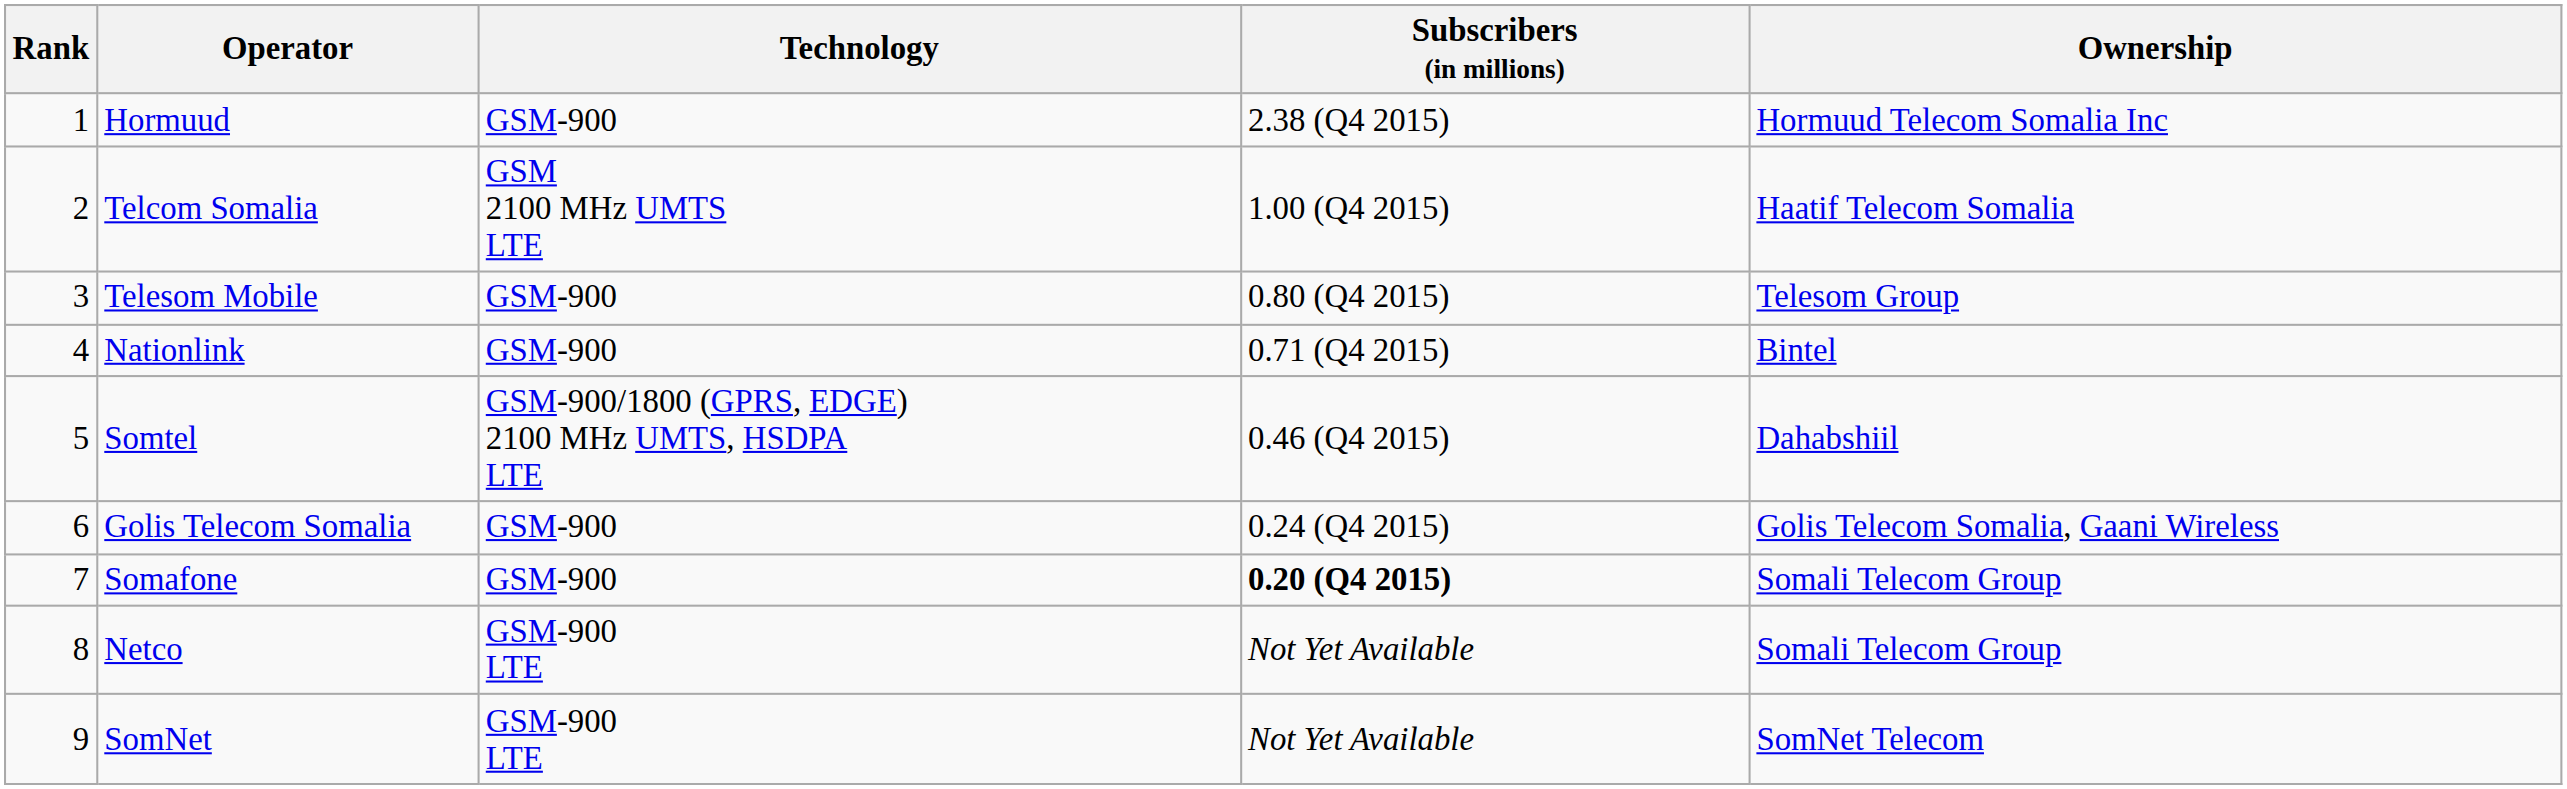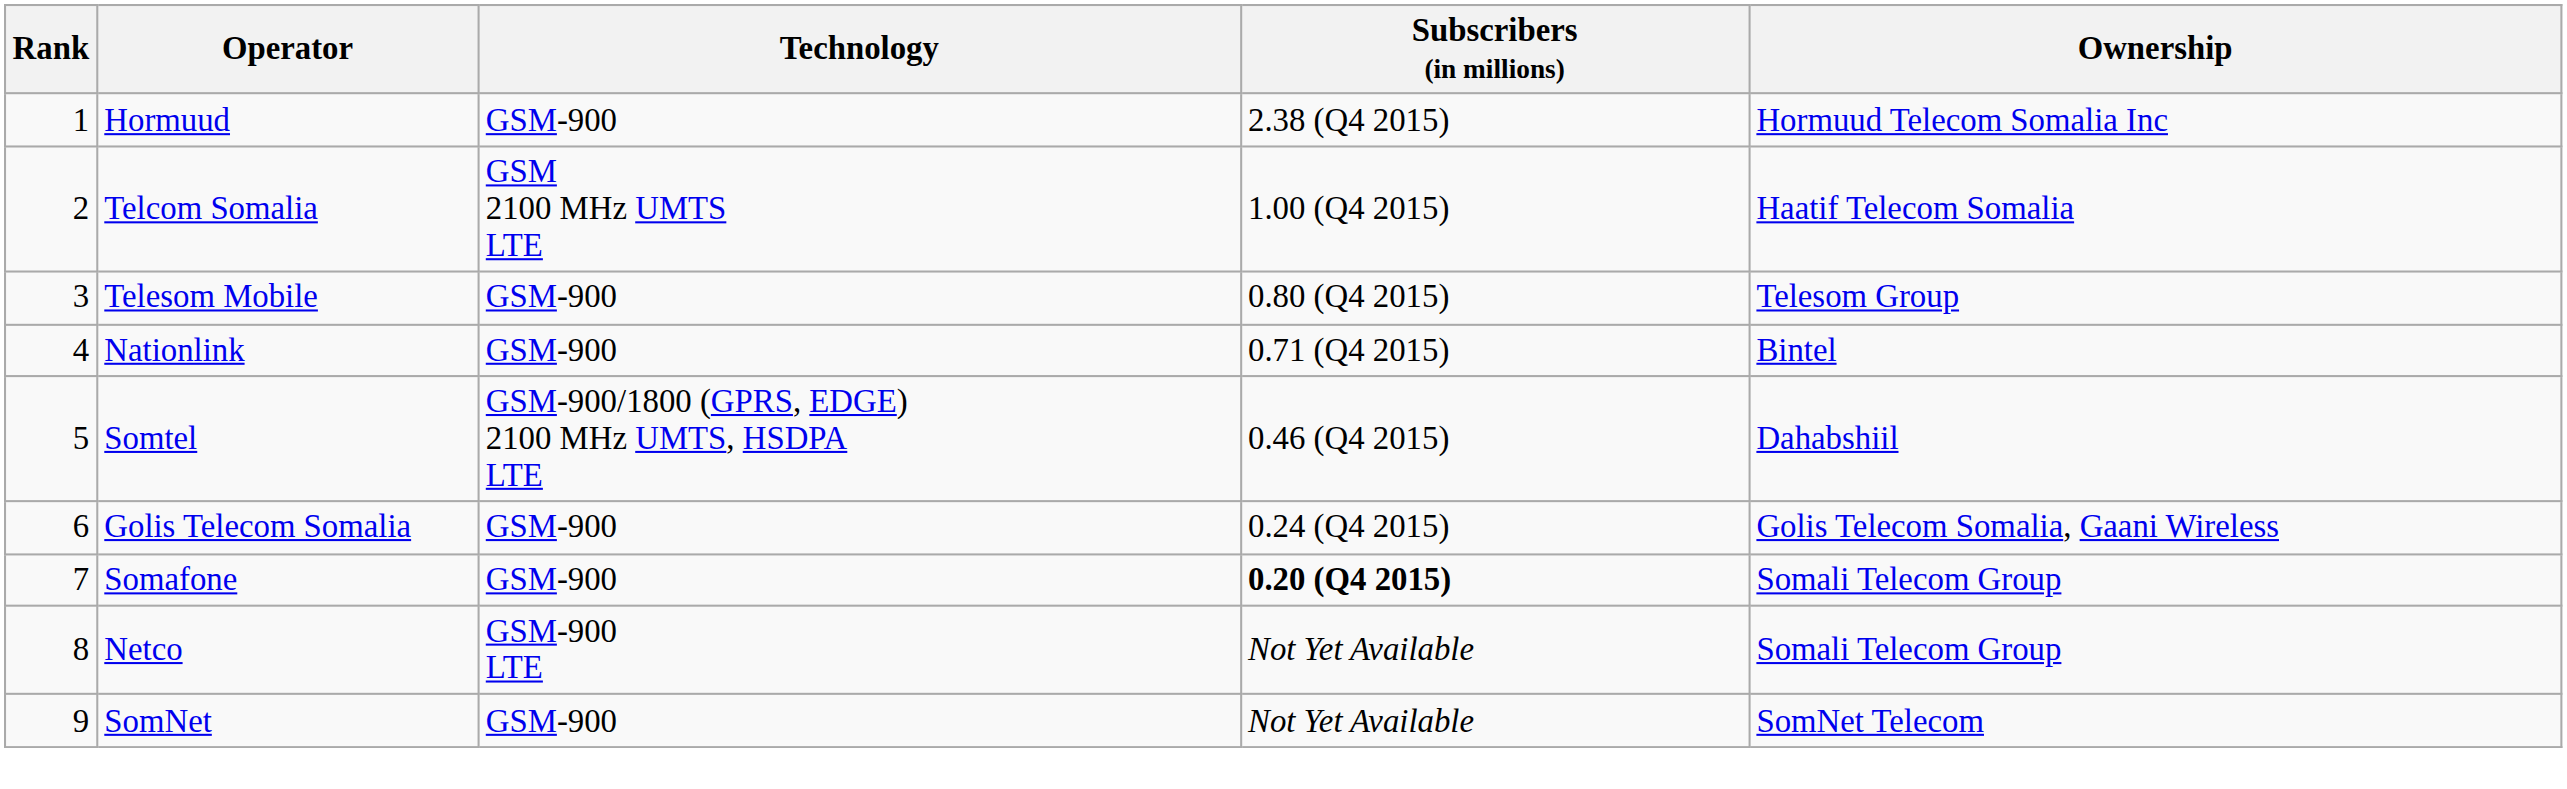(551, 738) GSM-900 LTE -> (551, 720) GSM-900
